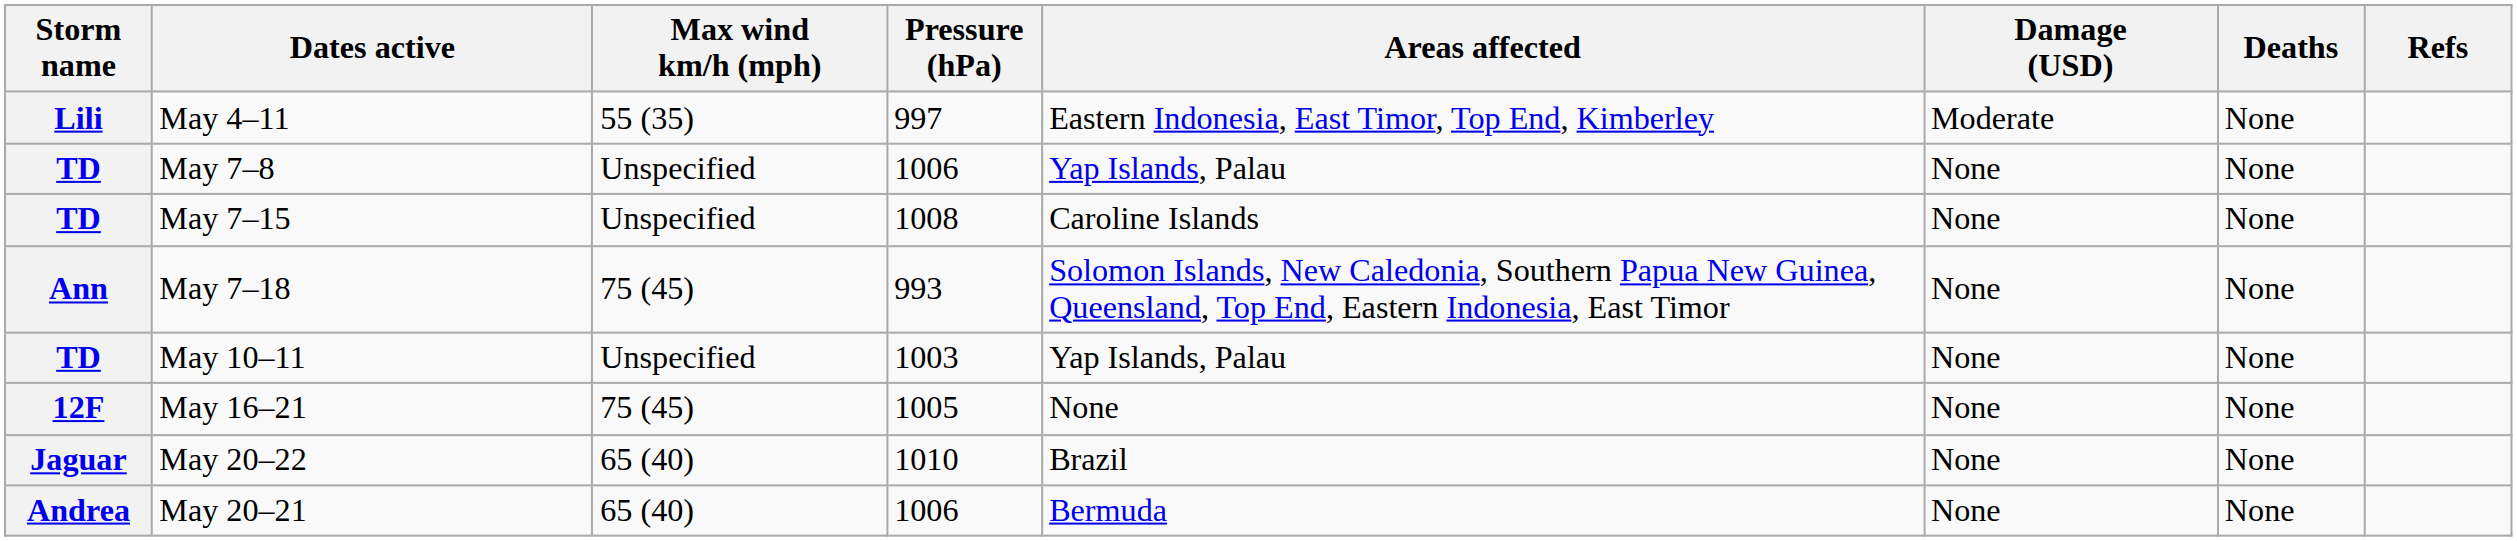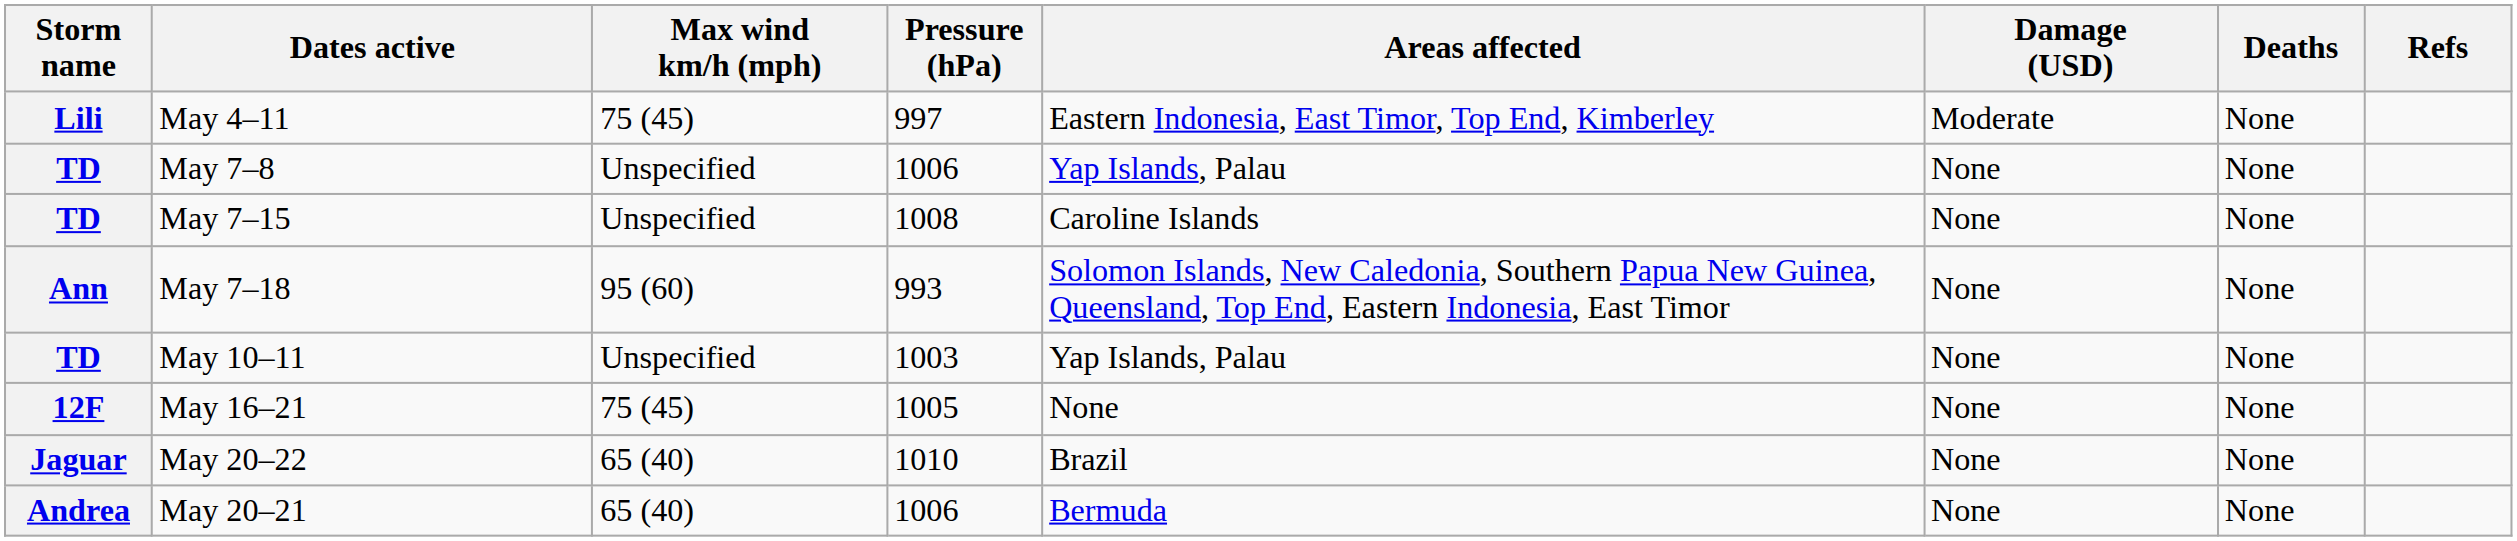(647, 117) 55 (35) -> (647, 117) 75 (45)
(647, 288) 75 (45) -> (647, 288) 95 (60)
